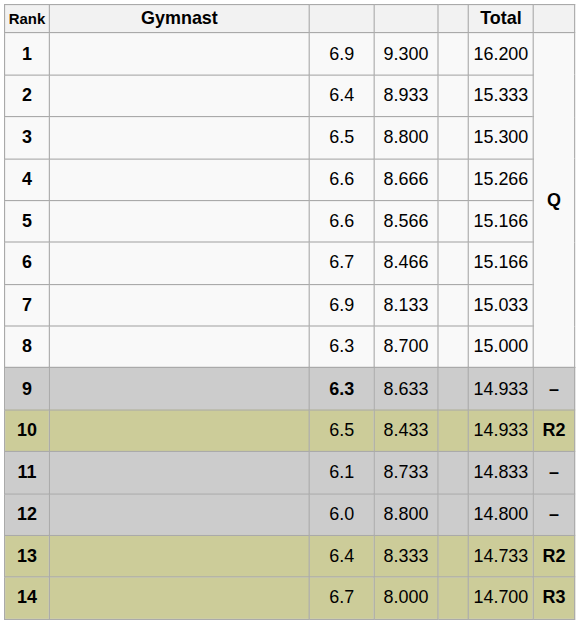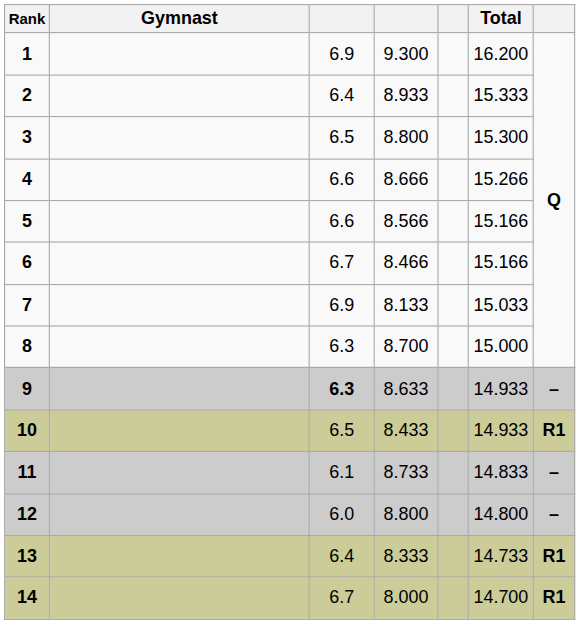(554, 430) R2 -> (554, 430) R1
(554, 556) R2 -> (554, 556) R1
(554, 598) R3 -> (554, 598) R1
